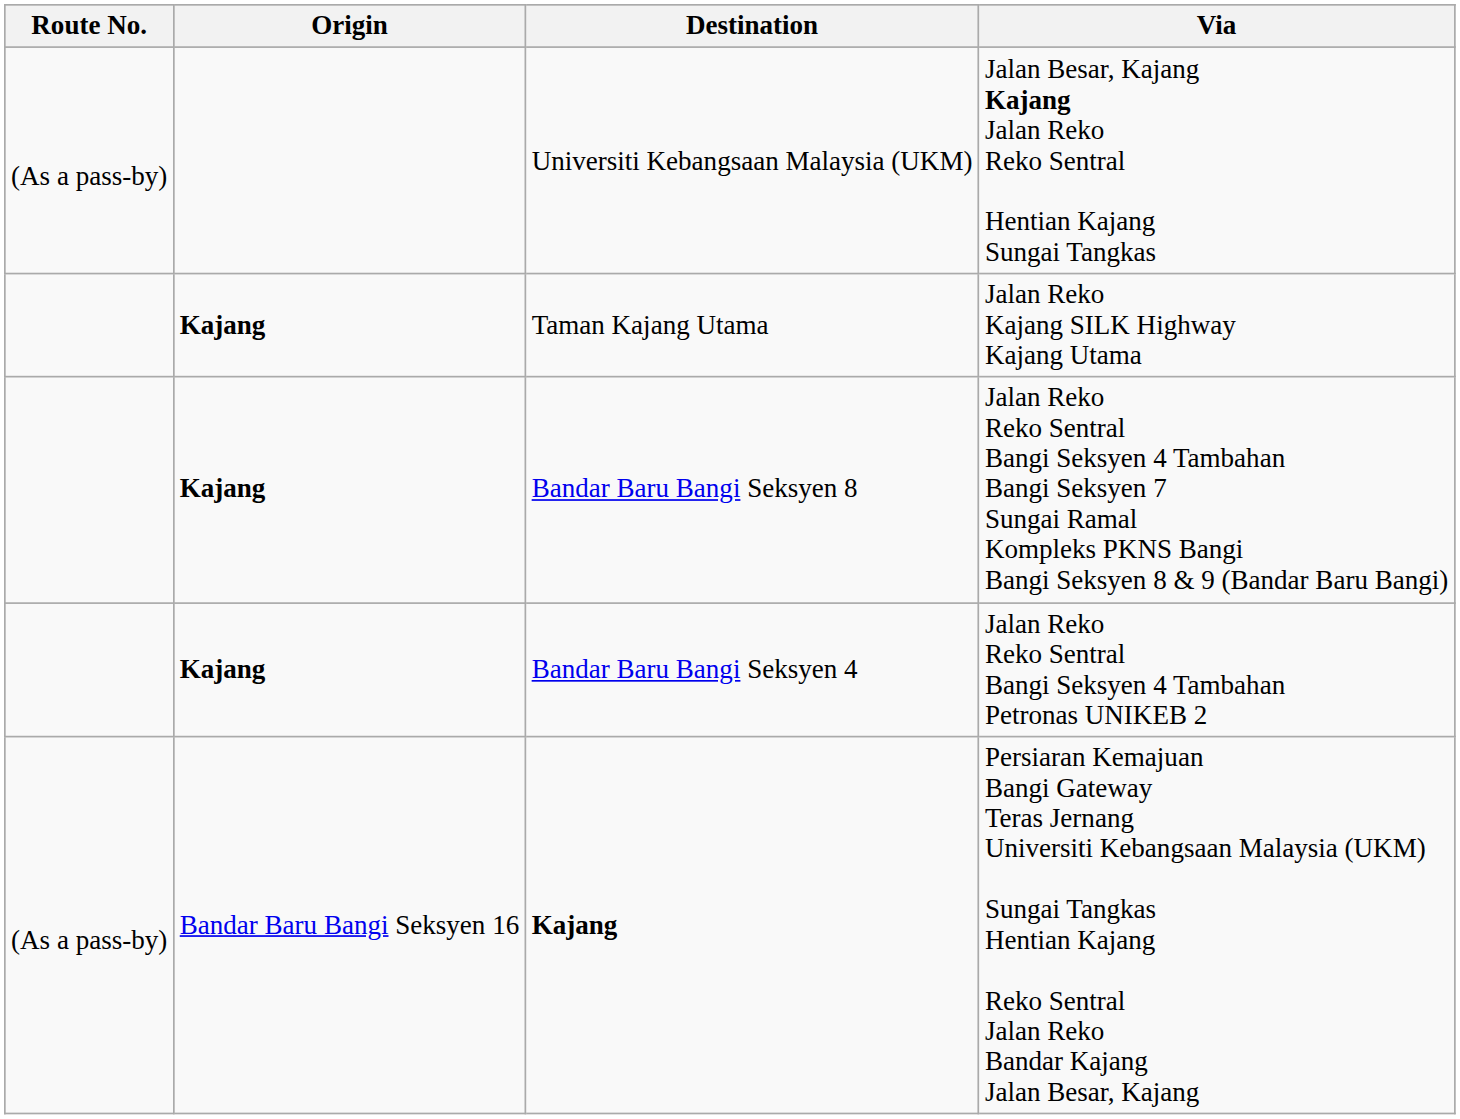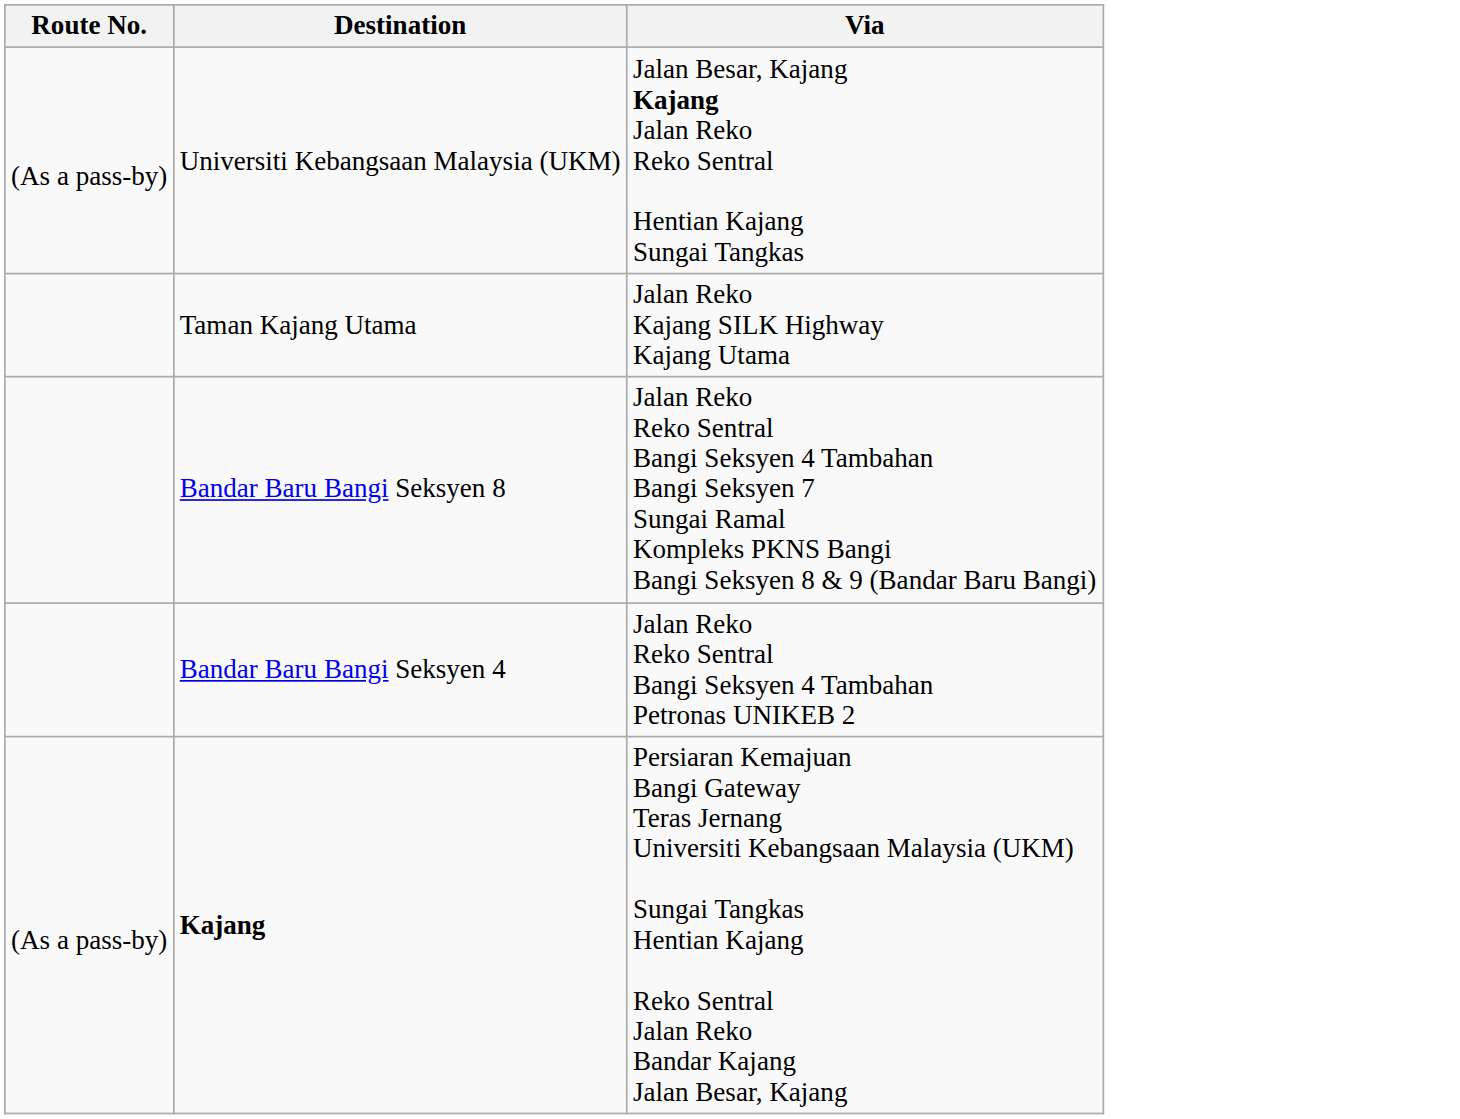- column: (349, 25)
